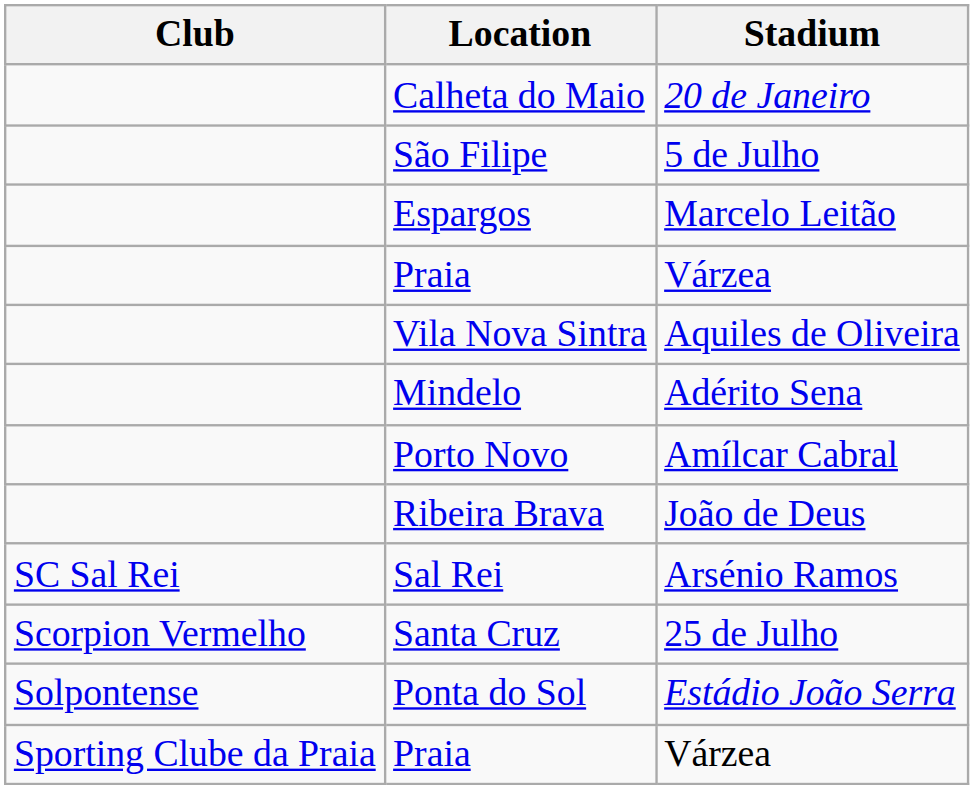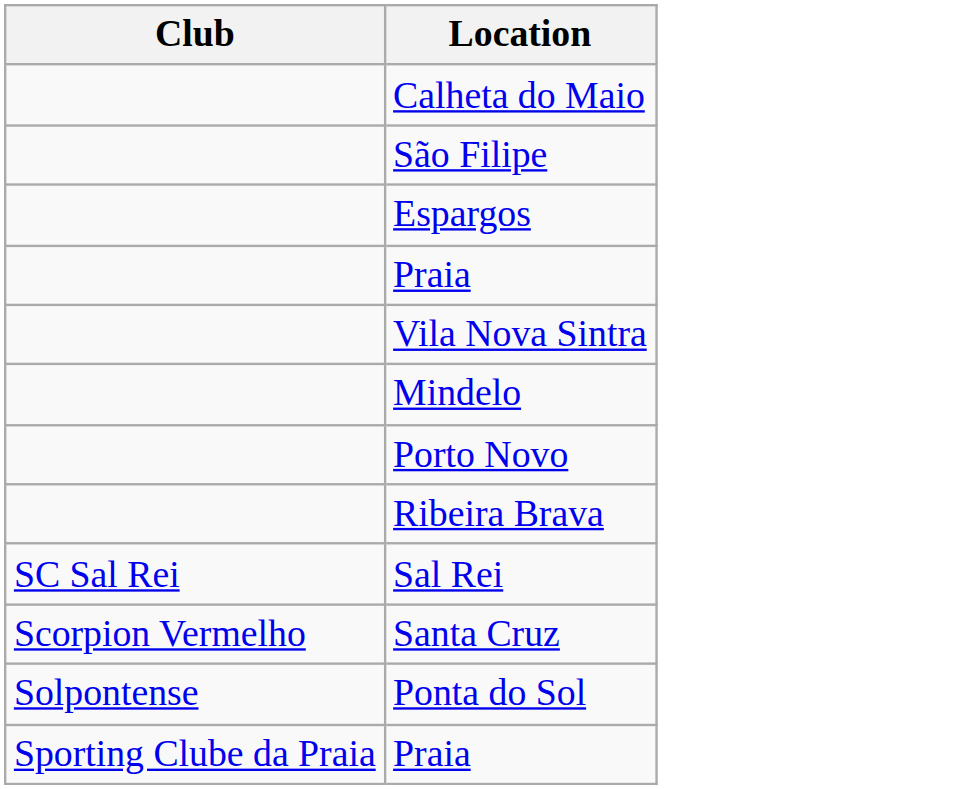- column: (812, 34)
